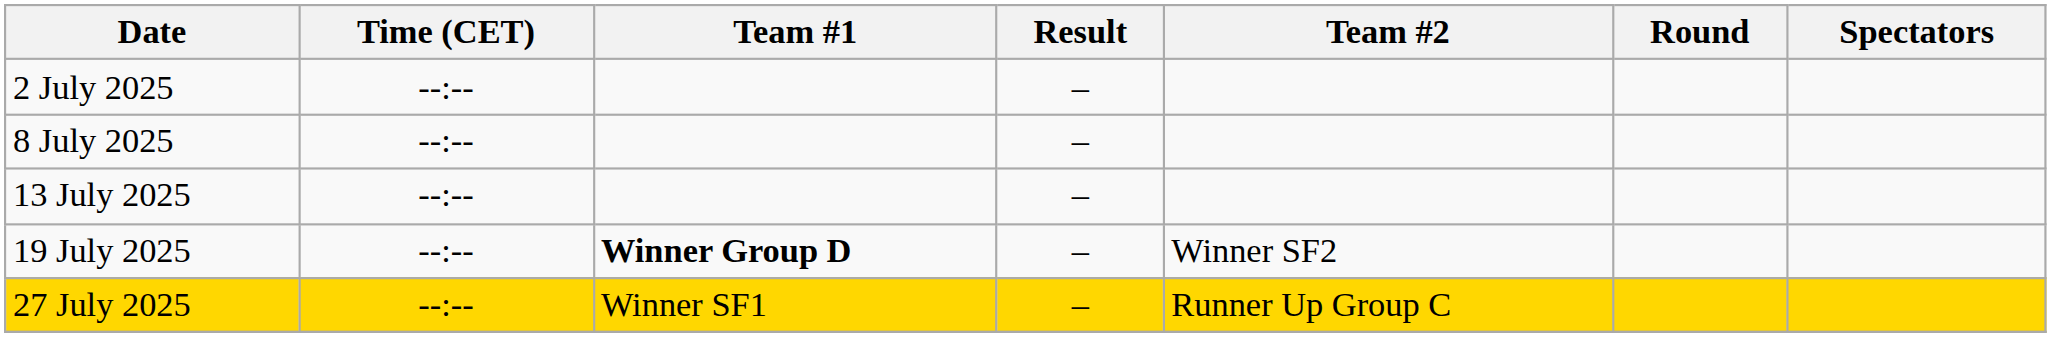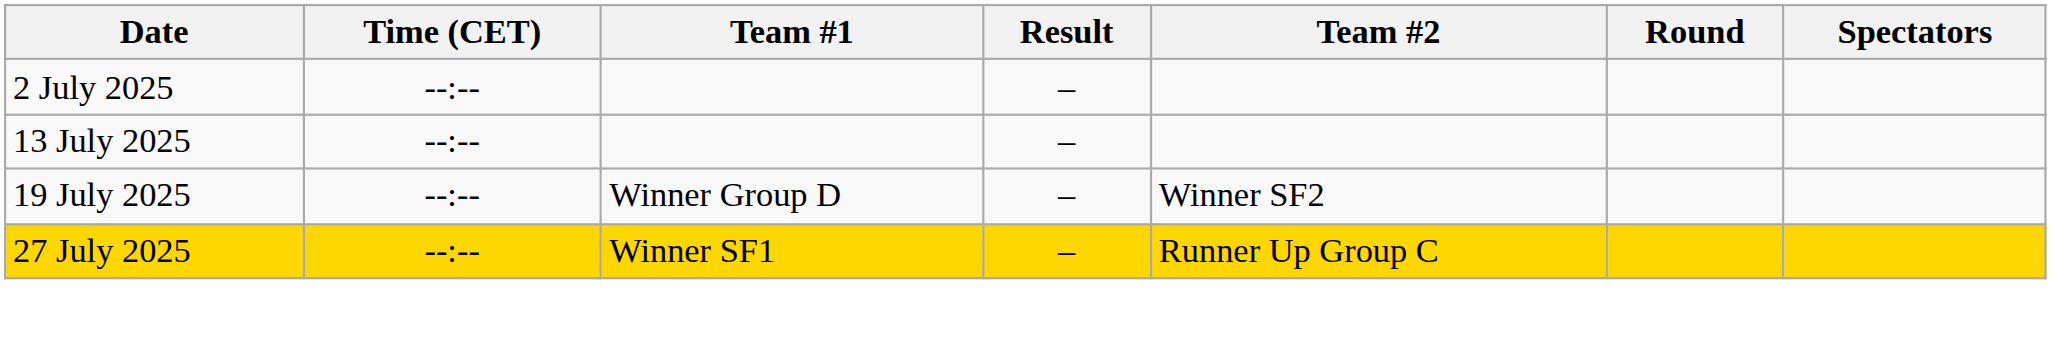- row: (93, 140)
(726, 250) bold -> (725, 195) normal
